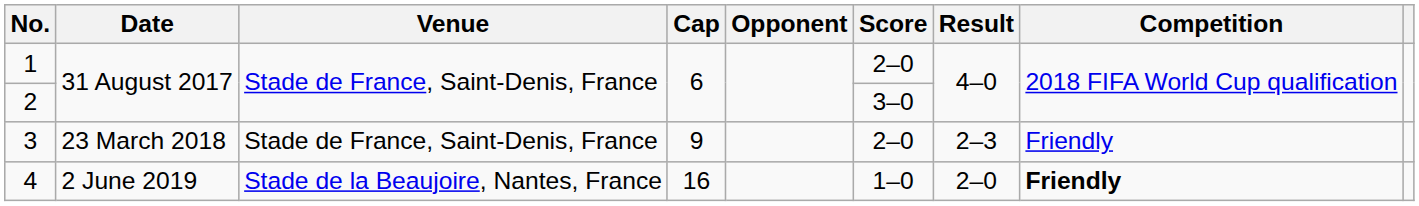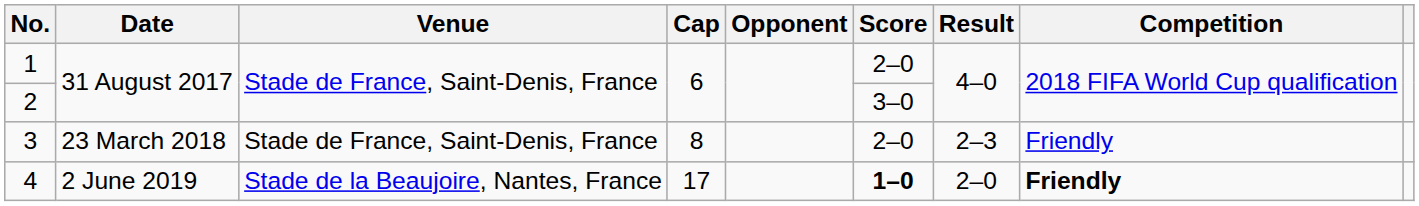(697, 141) 9 -> (697, 141) 8
(697, 180) 16 -> (697, 180) 17
(893, 180) normal -> (893, 180) bold
